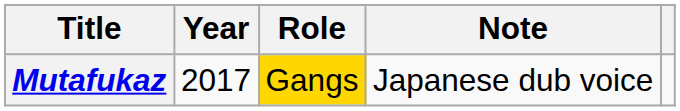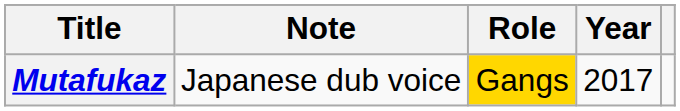columns swapped: (216, 29) <-> (513, 29)
